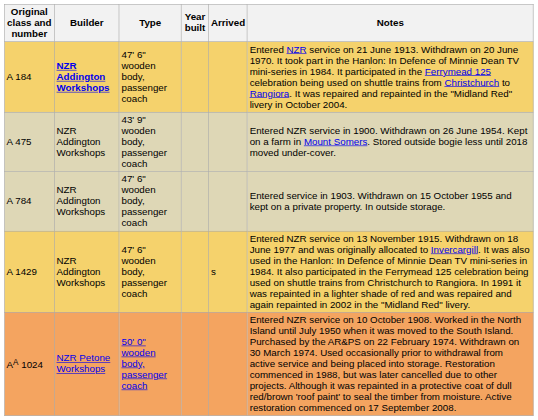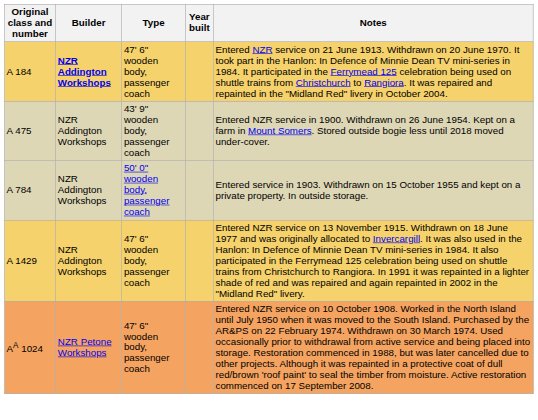- column: (228, 23)
(144, 201) 47' 6" wooden body, passenger coach -> (147, 190) 50' 0" wooden body, passenger coach
(144, 364) 50' 0" wooden body, passenger coach -> (147, 347) 47' 6" wooden body, passenger coach
